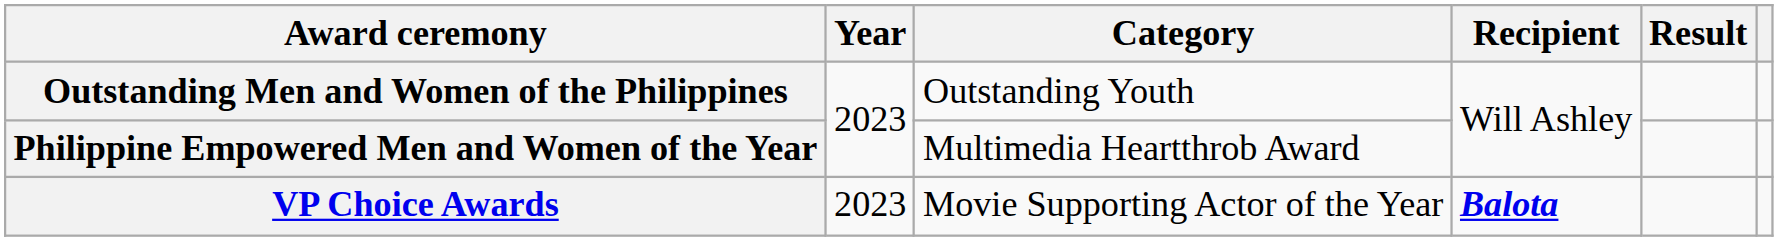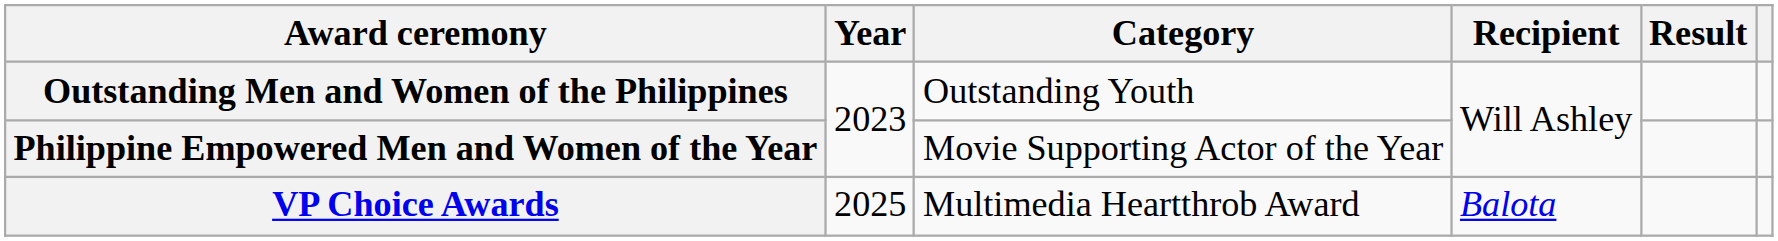(1141, 147) Multimedia Heartthrob Award -> (1183, 147) Movie Supporting Actor of the Year
(870, 205) 2023 -> (870, 205) 2025
(1183, 205) Movie Supporting Actor of the Year -> (1141, 205) Multimedia Heartthrob Award
(1509, 205) bold -> (1508, 205) normal
